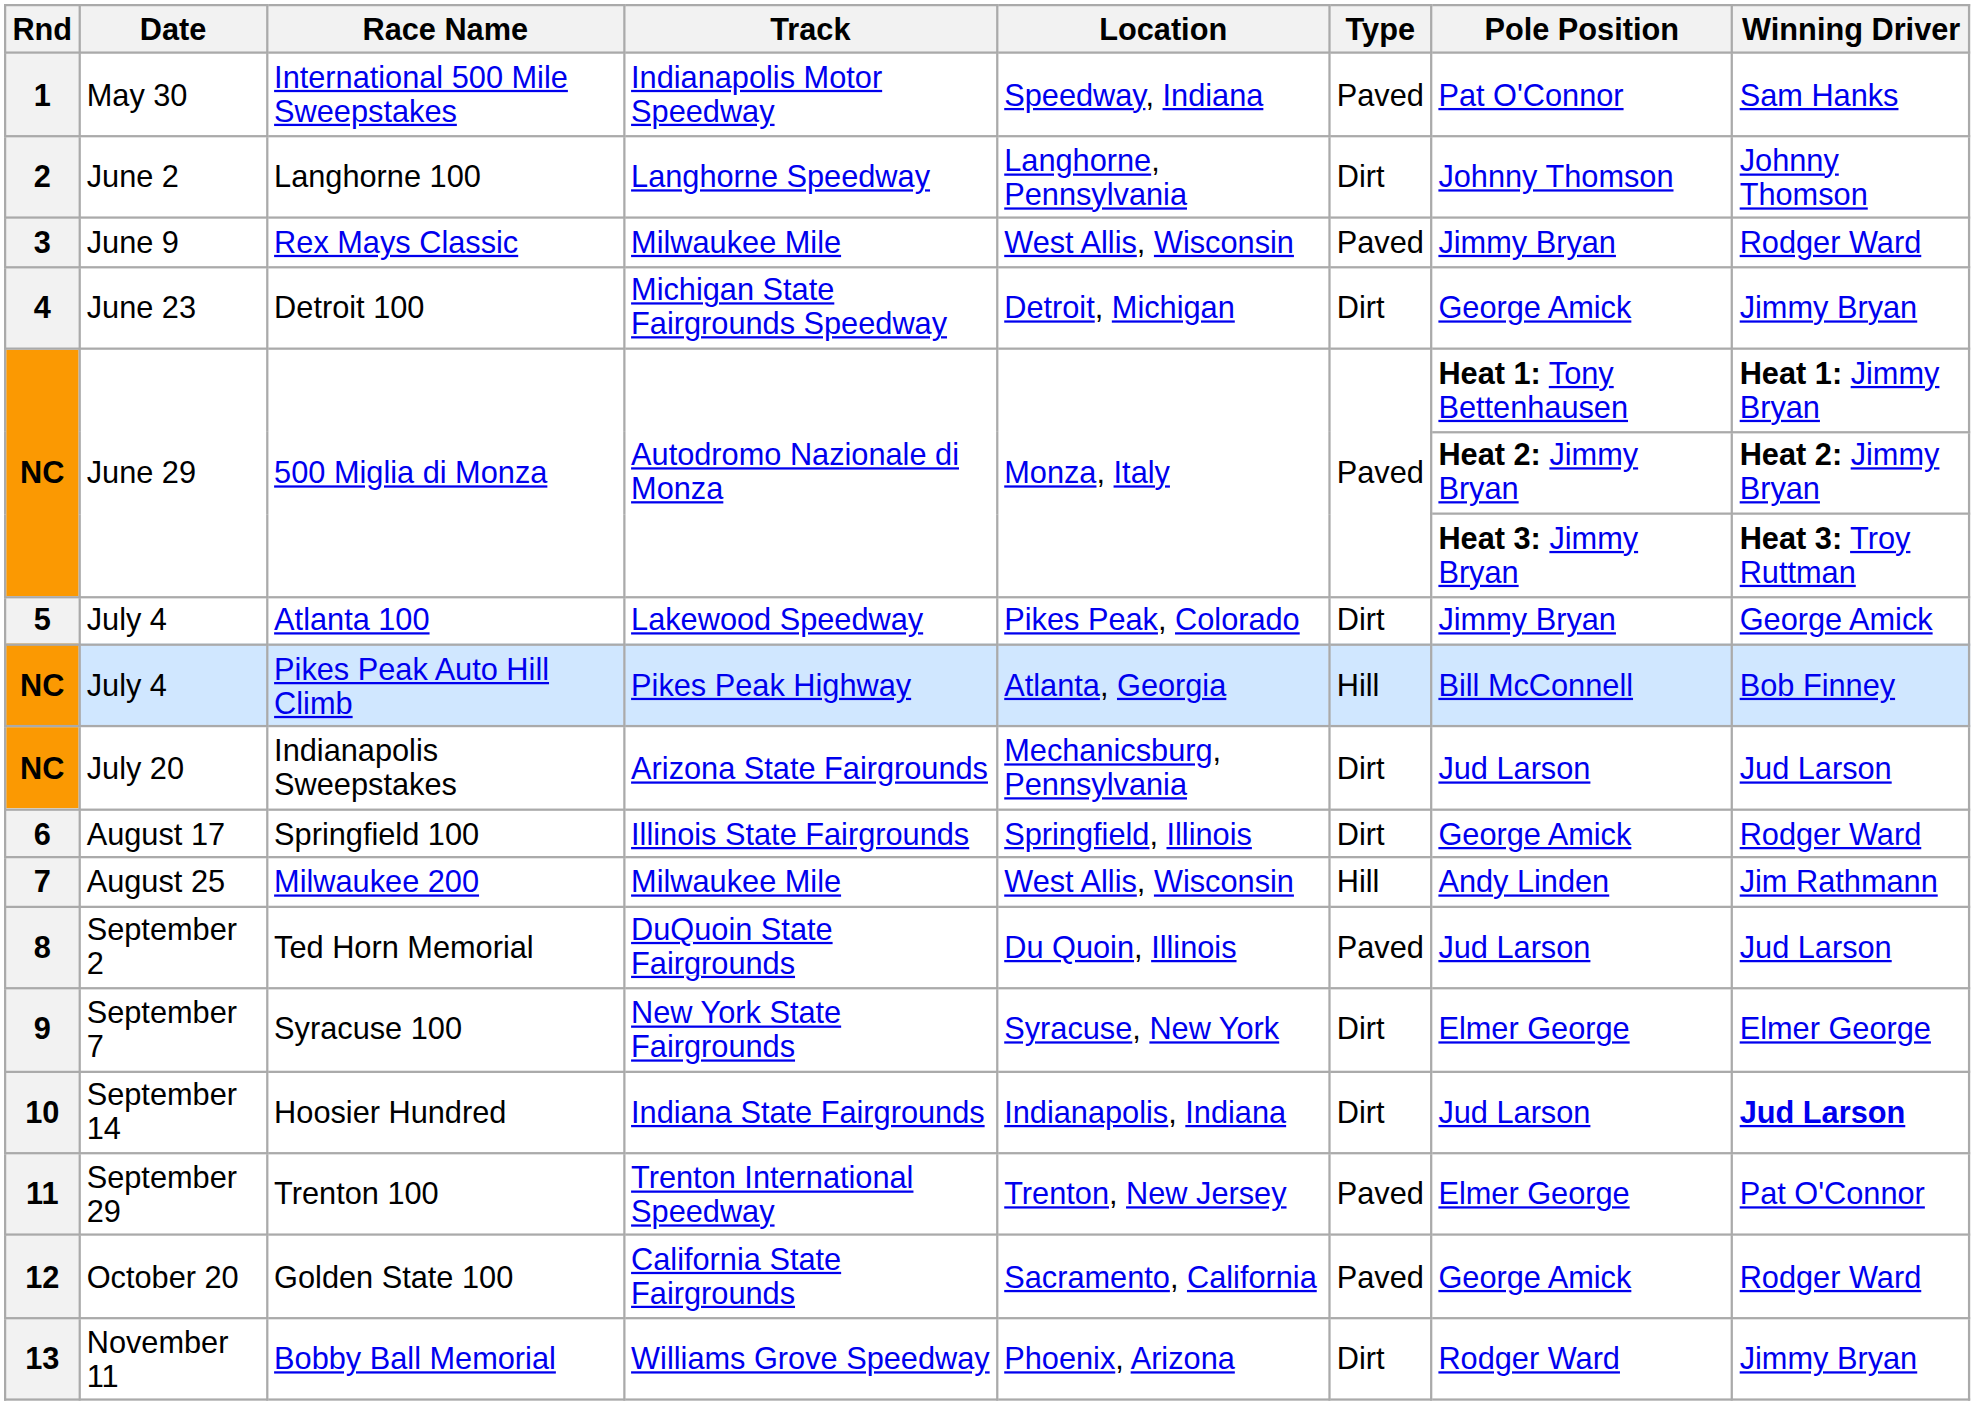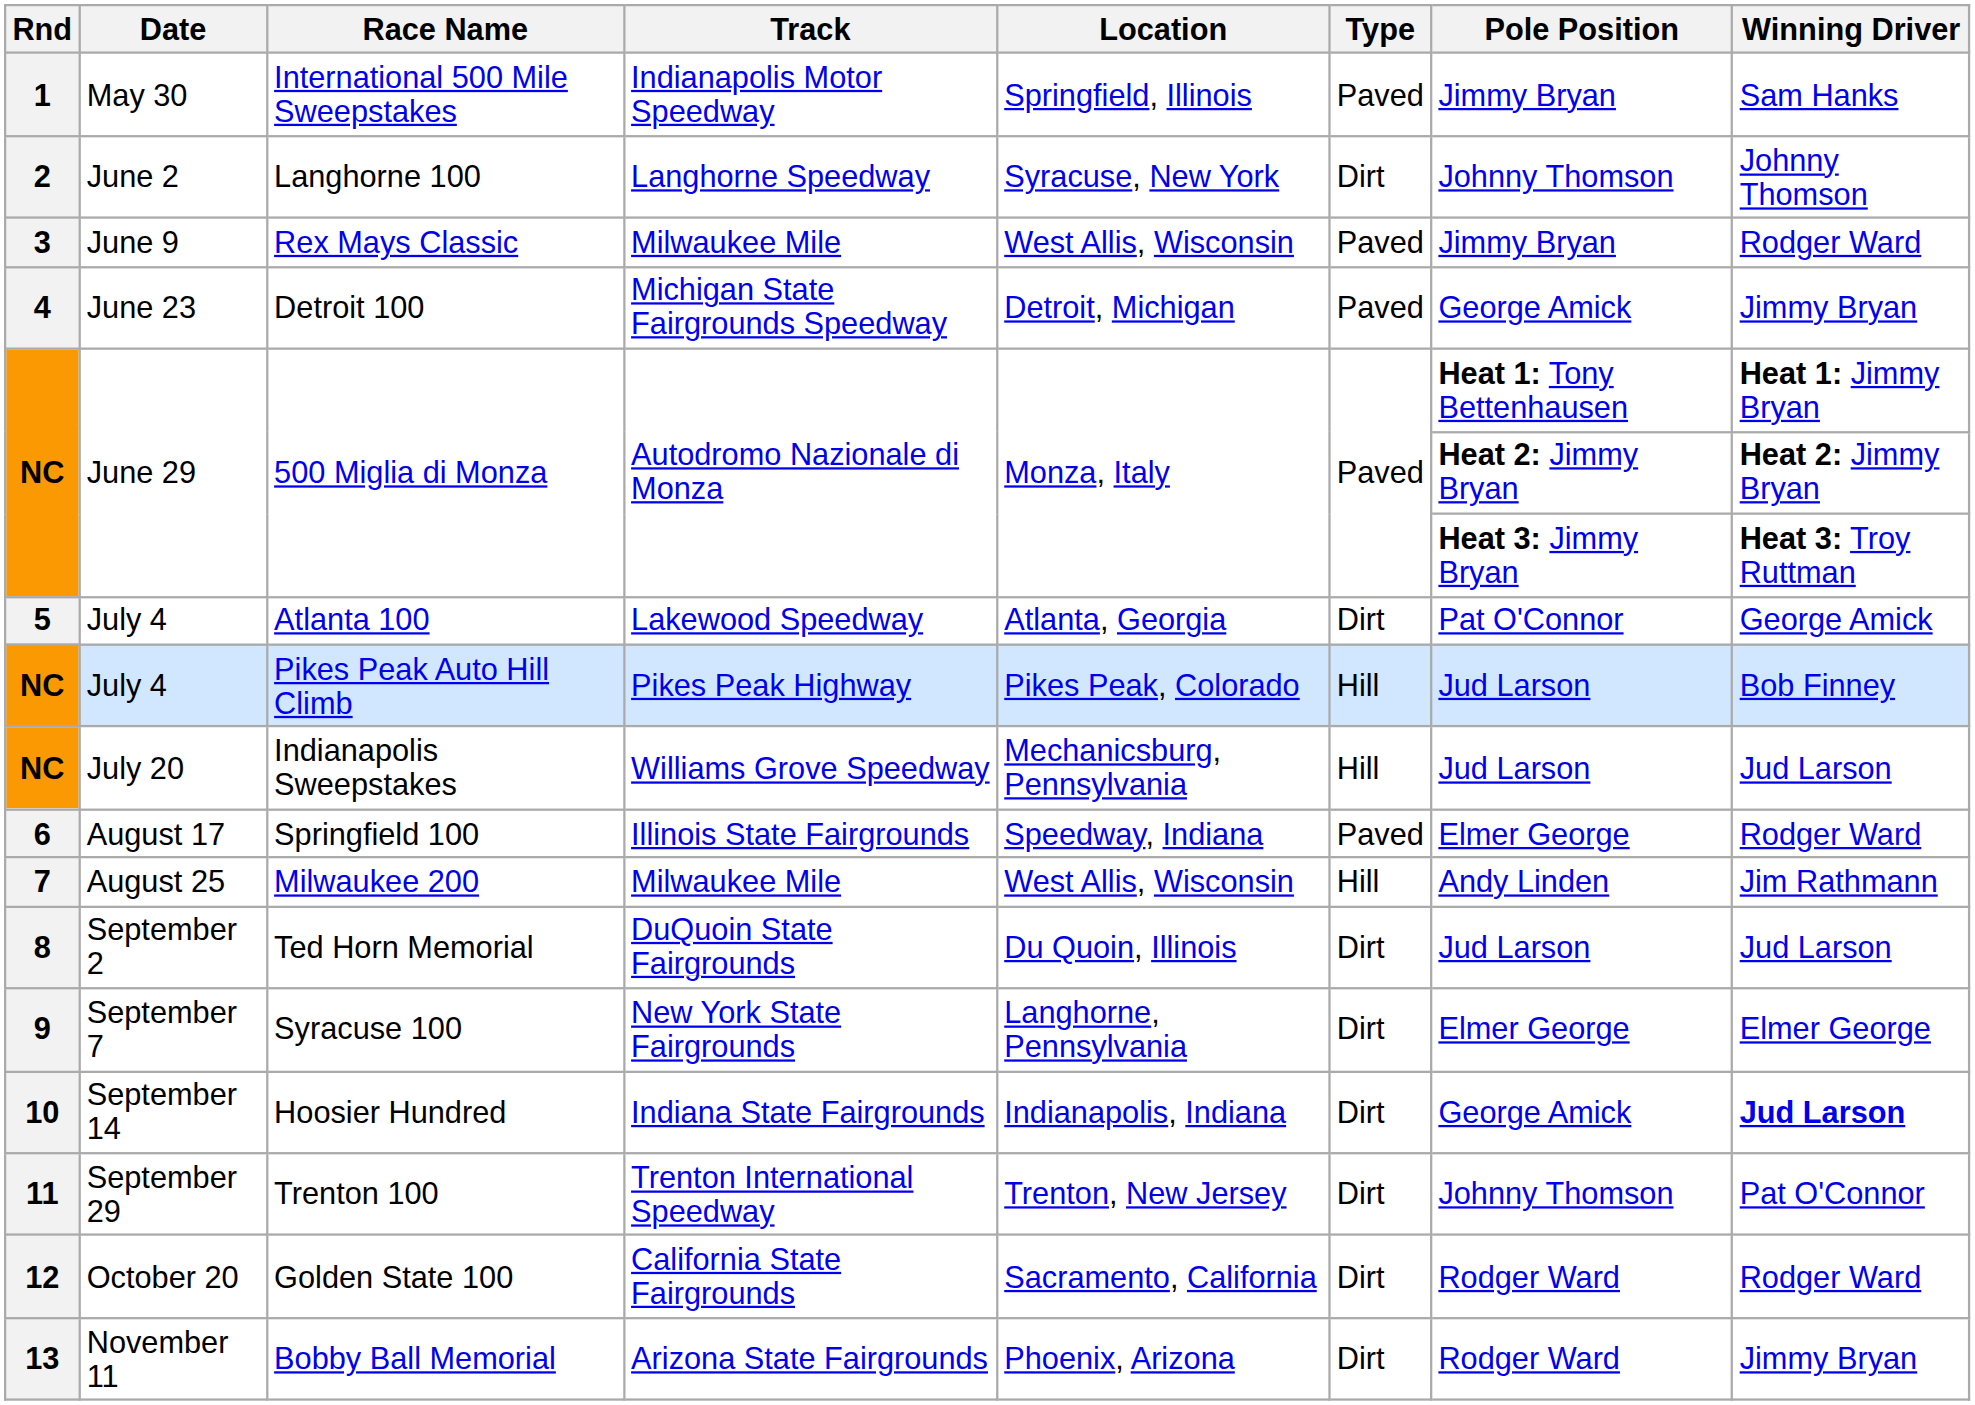(1134, 94) Speedway, Indiana -> (1128, 94) Springfield, Illinois
(1531, 94) Pat O'Connor -> (1527, 94) Jimmy Bryan
(1096, 177) Langhorne, Pennsylvania -> (1142, 177) Syracuse, New York
(1361, 307) Dirt -> (1380, 307) Paved
(1152, 620) Pikes Peak, Colorado -> (1115, 620) Atlanta, Georgia
(1527, 620) Jimmy Bryan -> (1531, 620) Pat O'Connor
(1115, 685) Atlanta, Georgia -> (1152, 685) Pikes Peak, Colorado
(1536, 685) Bill McConnell -> (1514, 685) Jud Larson
(810, 768) Arizona State Fairgrounds -> (810, 768) Williams Grove Speedway
(1361, 768) Dirt -> (1358, 768) Hill
(1128, 833) Springfield, Illinois -> (1134, 833) Speedway, Indiana
(1361, 833) Dirt -> (1380, 833) Paved
(1535, 833) George Amick -> (1534, 833) Elmer George
(1380, 947) Paved -> (1361, 947) Dirt
(1142, 1029) Syracuse, New York -> (1096, 1029) Langhorne, Pennsylvania
(1514, 1112) Jud Larson -> (1535, 1112) George Amick
(1380, 1194) Paved -> (1361, 1194) Dirt
(1534, 1194) Elmer George -> (1556, 1194) Johnny Thomson
(1380, 1276) Paved -> (1361, 1276) Dirt
(1535, 1276) George Amick -> (1529, 1276) Rodger Ward
(810, 1359) Williams Grove Speedway -> (810, 1359) Arizona State Fairgrounds
